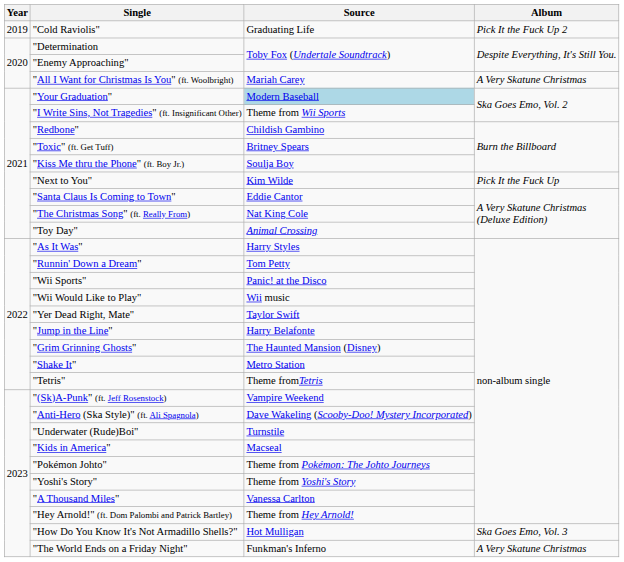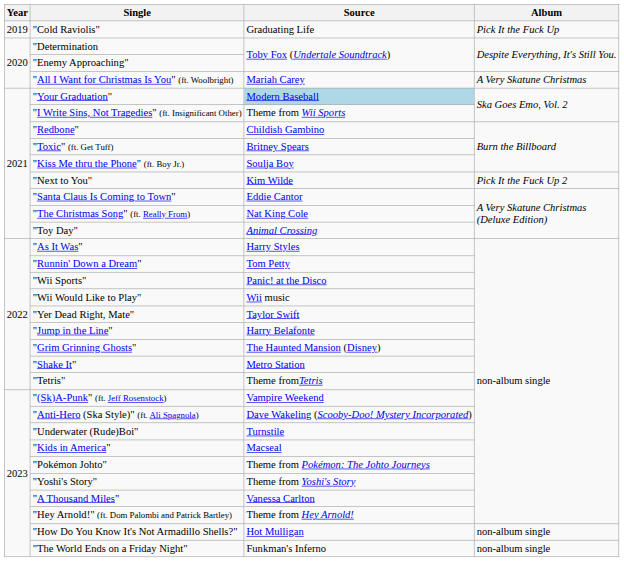(522, 29) Pick It the Fuck Up 2 -> (518, 29) Pick It the Fuck Up
(518, 180) Pick It the Fuck Up -> (522, 180) Pick It the Fuck Up 2
(522, 532) Ska Goes Emo, Vol. 3 -> (513, 532) non-album single
(532, 548) A Very Skatune Christmas -> (513, 548) non-album single
